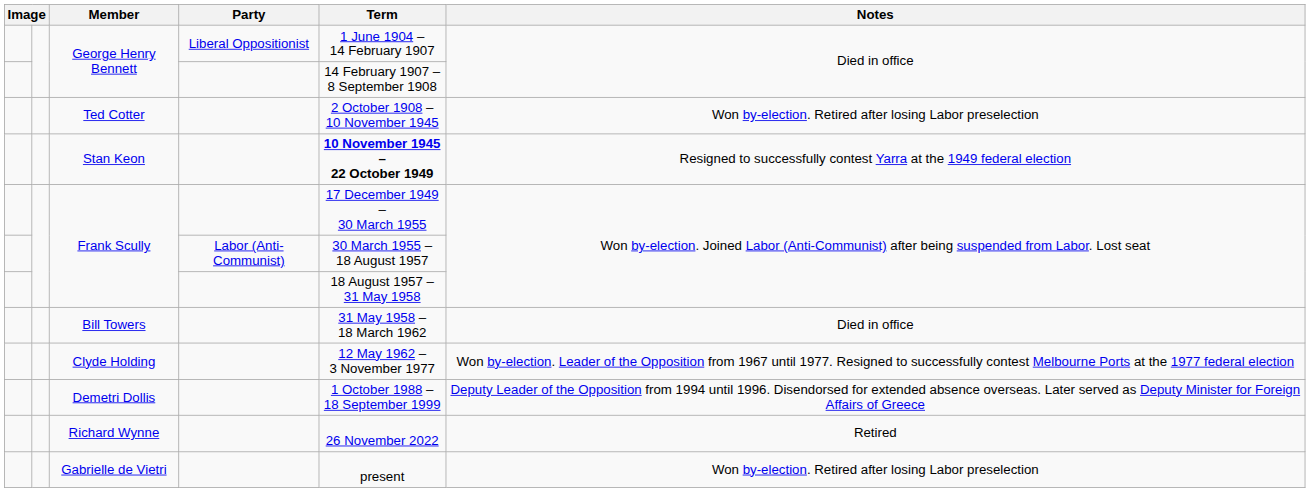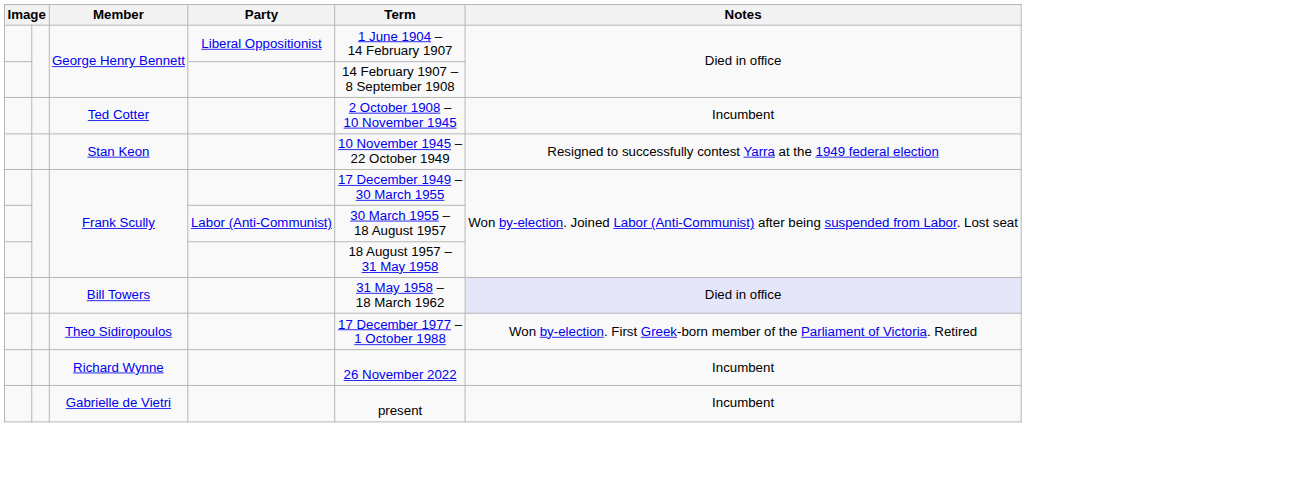(875, 115) Won by-election. Retired after losing Labor preselection -> (743, 115) Incumbent
(382, 159) bold -> (400, 151) normal
(875, 325) no background -> (743, 295) lavender background
- row: (114, 361)
+ row: (118, 331)
- row: (114, 397)
(875, 433) Retired -> (743, 367) Incumbent
(875, 469) Won by-election. Retired after losing Labor preselection -> (743, 403) Incumbent
